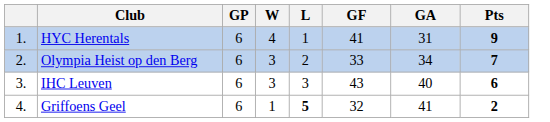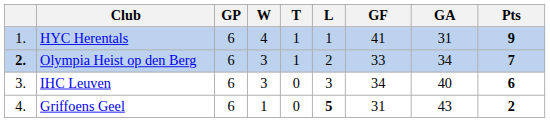+ column: (296, 15)
(21, 60) normal -> (21, 60) bold
(356, 83) 43 -> (378, 83) 34
(356, 106) 32 -> (378, 106) 31
(425, 106) 41 -> (445, 106) 43
